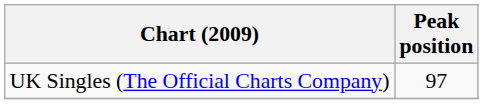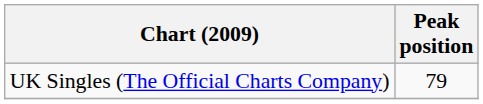(436, 80) 97 -> (436, 80) 79
